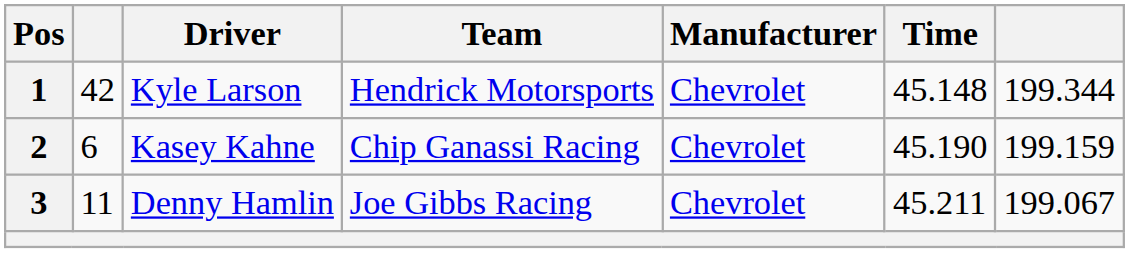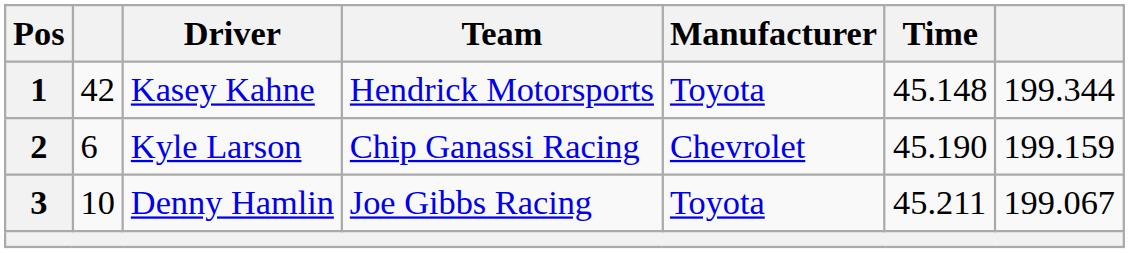(216, 89) Kyle Larson -> (223, 89) Kasey Kahne
(738, 89) Chevrolet -> (717, 89) Toyota
(223, 146) Kasey Kahne -> (216, 146) Kyle Larson
(97, 202) 11 -> (98, 202) 10
(738, 202) Chevrolet -> (717, 202) Toyota
